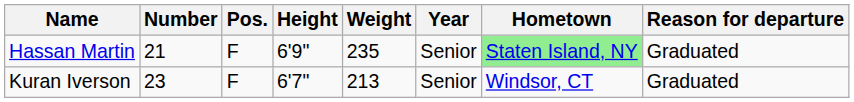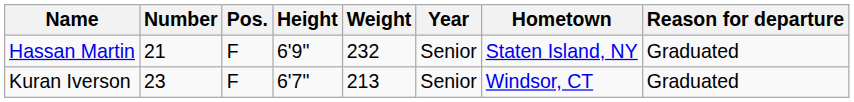(363, 50) 235 -> (363, 50) 232
(562, 50) lightgreen background -> (562, 50) no background
